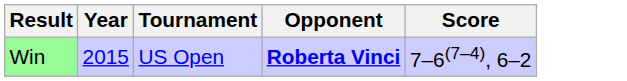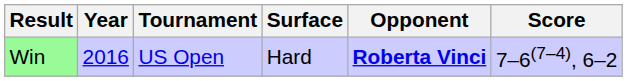+ column: (305, 20)
(106, 56) 2015 -> (106, 56) 2016
